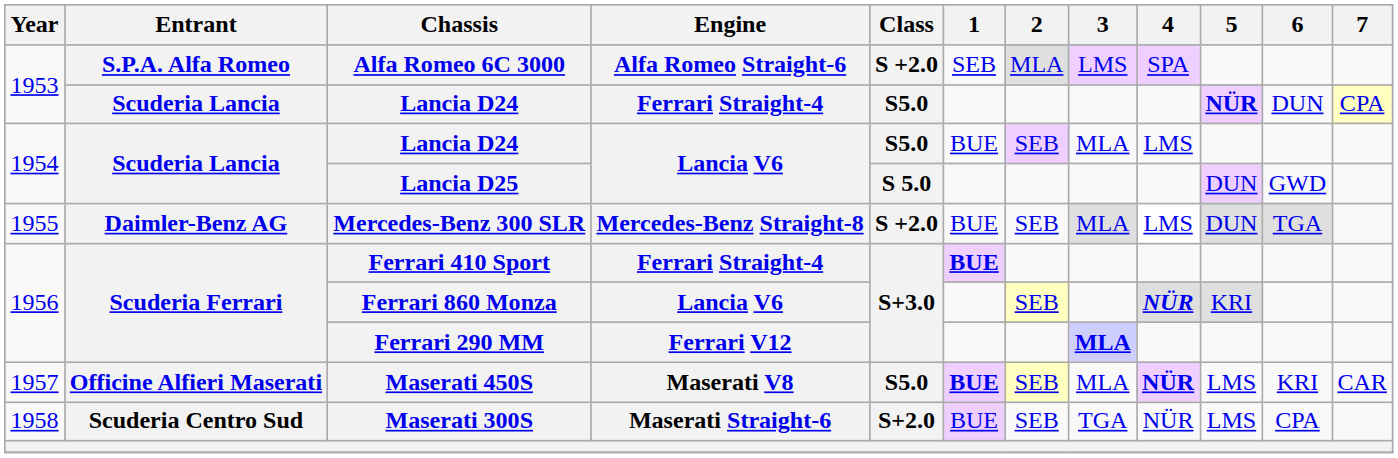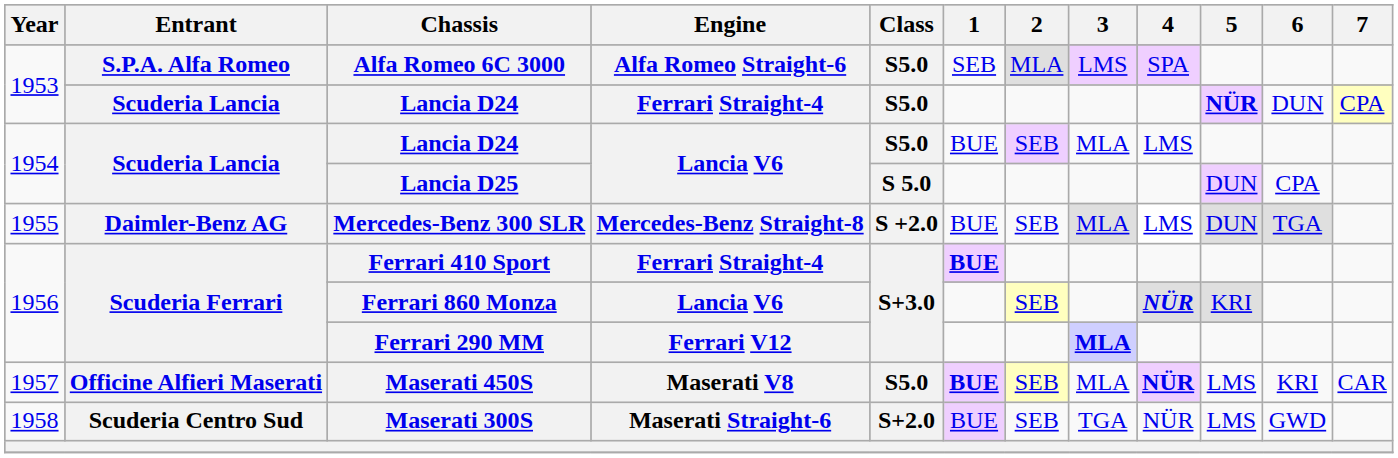(906, 64) S +2.0 -> (906, 64) S5.0
(1297, 183) GWD -> (1297, 183) CPA
(1297, 421) CPA -> (1297, 421) GWD
